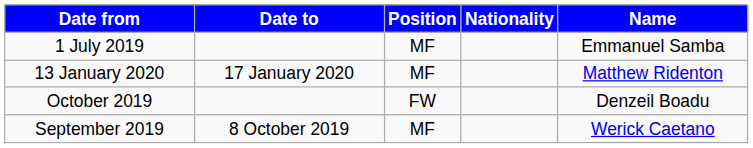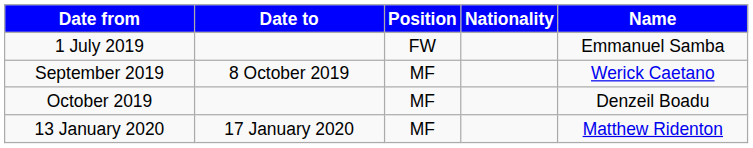(422, 46) MF -> (422, 46) FW
rows swapped: (99, 129) <-> (99, 74)
(422, 101) FW -> (422, 101) MF
